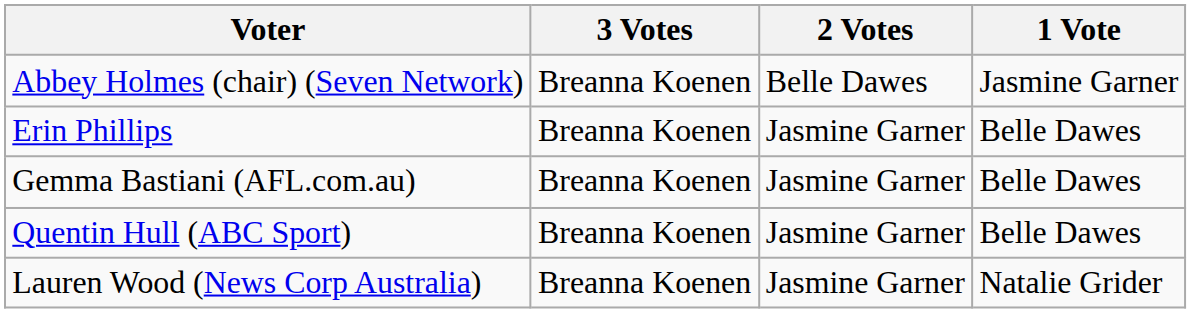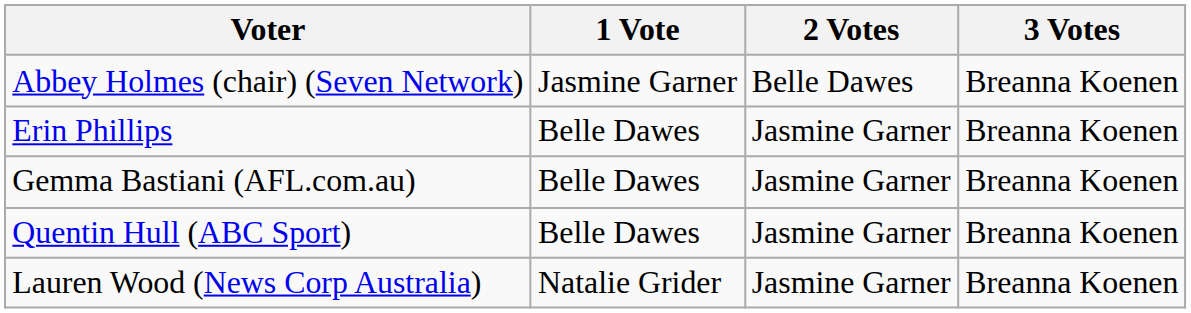columns swapped: (645, 29) <-> (1079, 29)
